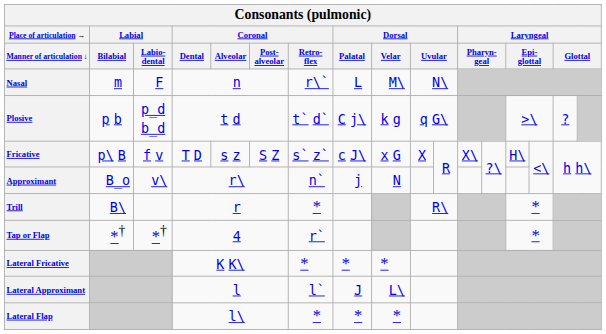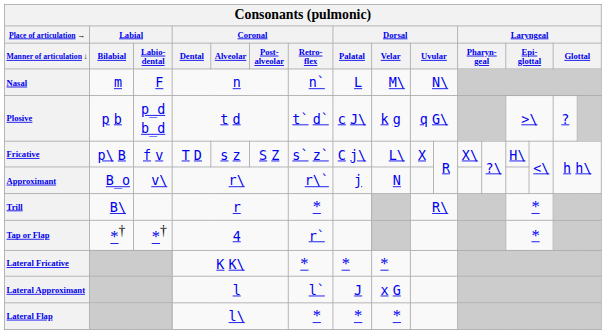(311, 82) r\` -> (311, 82) n`
(352, 118) C j\ -> (352, 118) c J\
(352, 154) c J\ -> (352, 154) C j\
(391, 154) x G -> (391, 154) L\
(311, 180) n` -> (311, 180) r\`
(391, 289) L\ -> (391, 289) x G
